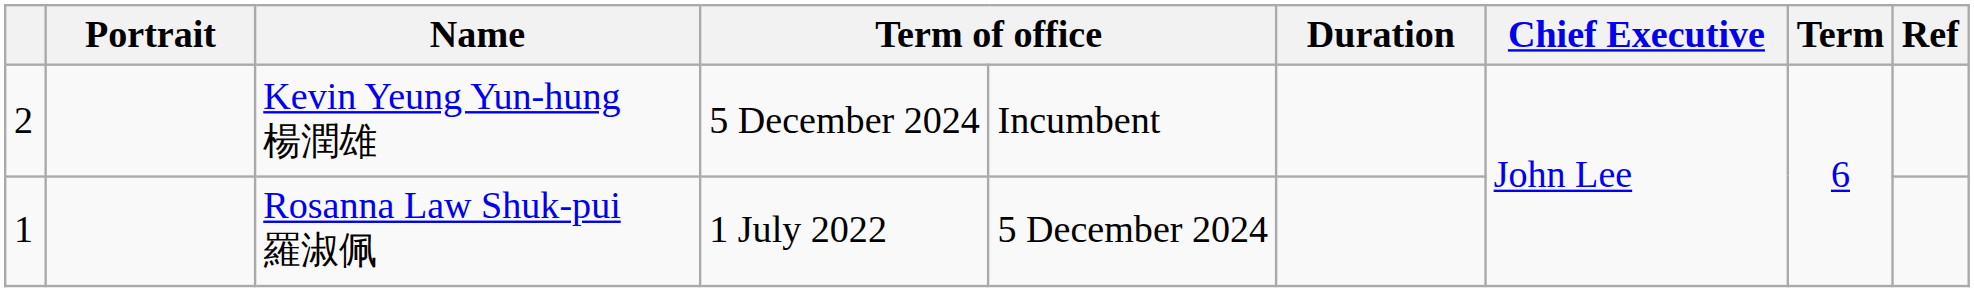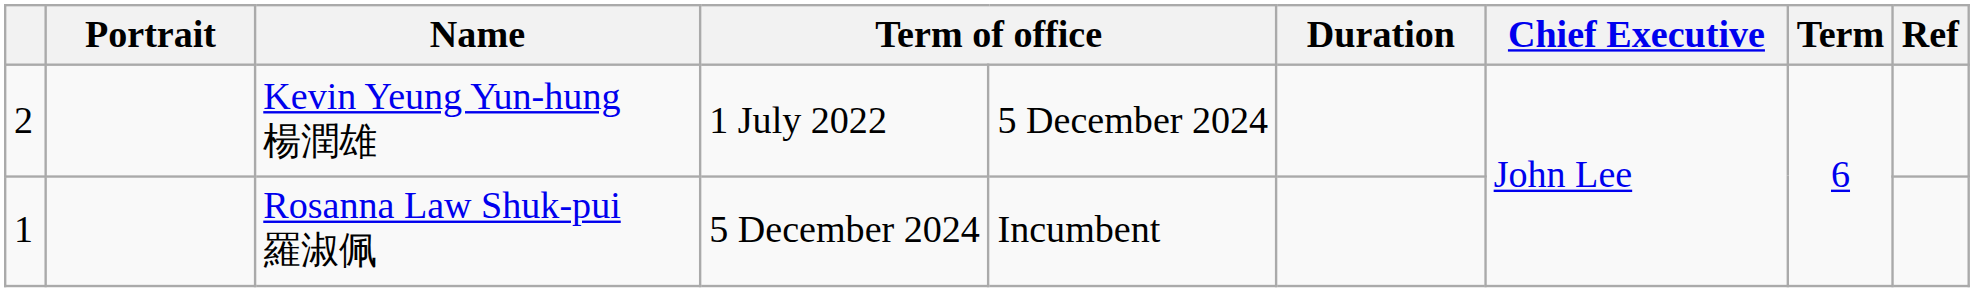(845, 120) 5 December 2024 -> (798, 120) 1 July 2022
(1079, 120) Incumbent -> (1133, 120) 5 December 2024
(798, 230) 1 July 2022 -> (845, 230) 5 December 2024
(1133, 230) 5 December 2024 -> (1079, 230) Incumbent
